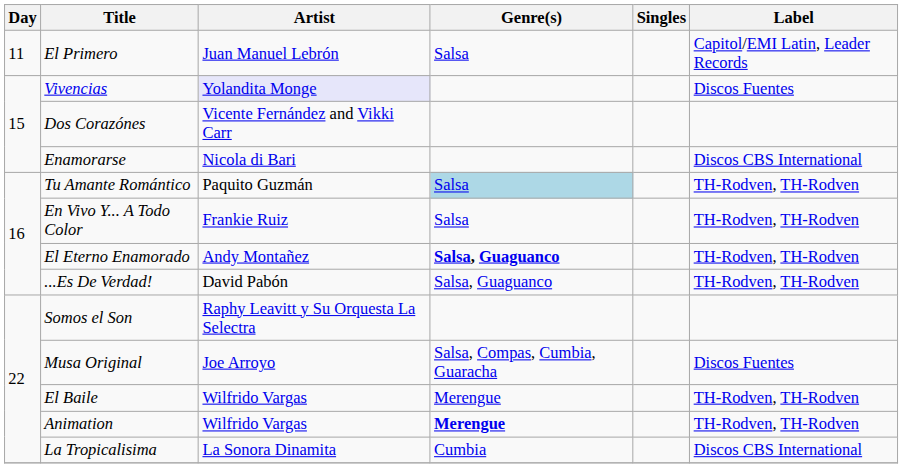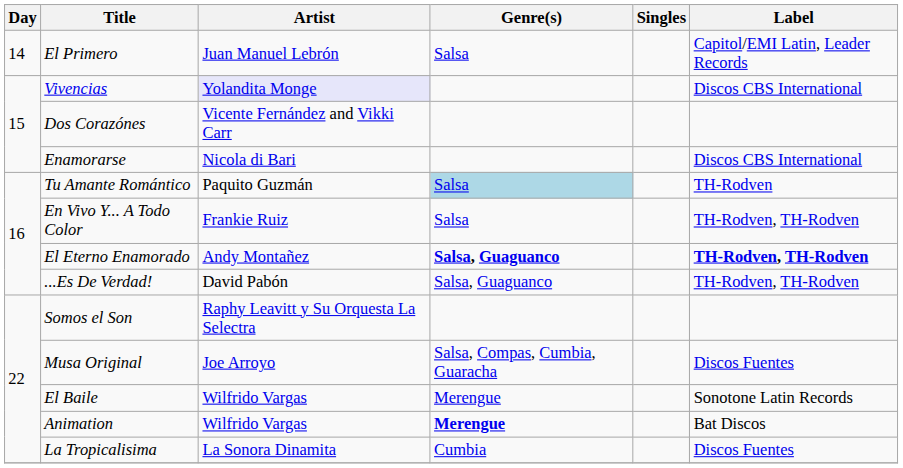(16, 52) 11 -> (17, 52) 14
(744, 88) Discos Fuentes -> (778, 88) Discos CBS International
(776, 185) TH-Rodven, TH-Rodven -> (733, 185) TH-Rodven
(776, 256) normal -> (781, 256) bold
(776, 397) TH-Rodven, TH-Rodven -> (773, 397) Sonotone Latin Records
(776, 423) TH-Rodven, TH-Rodven -> (730, 423) Bat Discos
(778, 450) Discos CBS International -> (744, 450) Discos Fuentes
